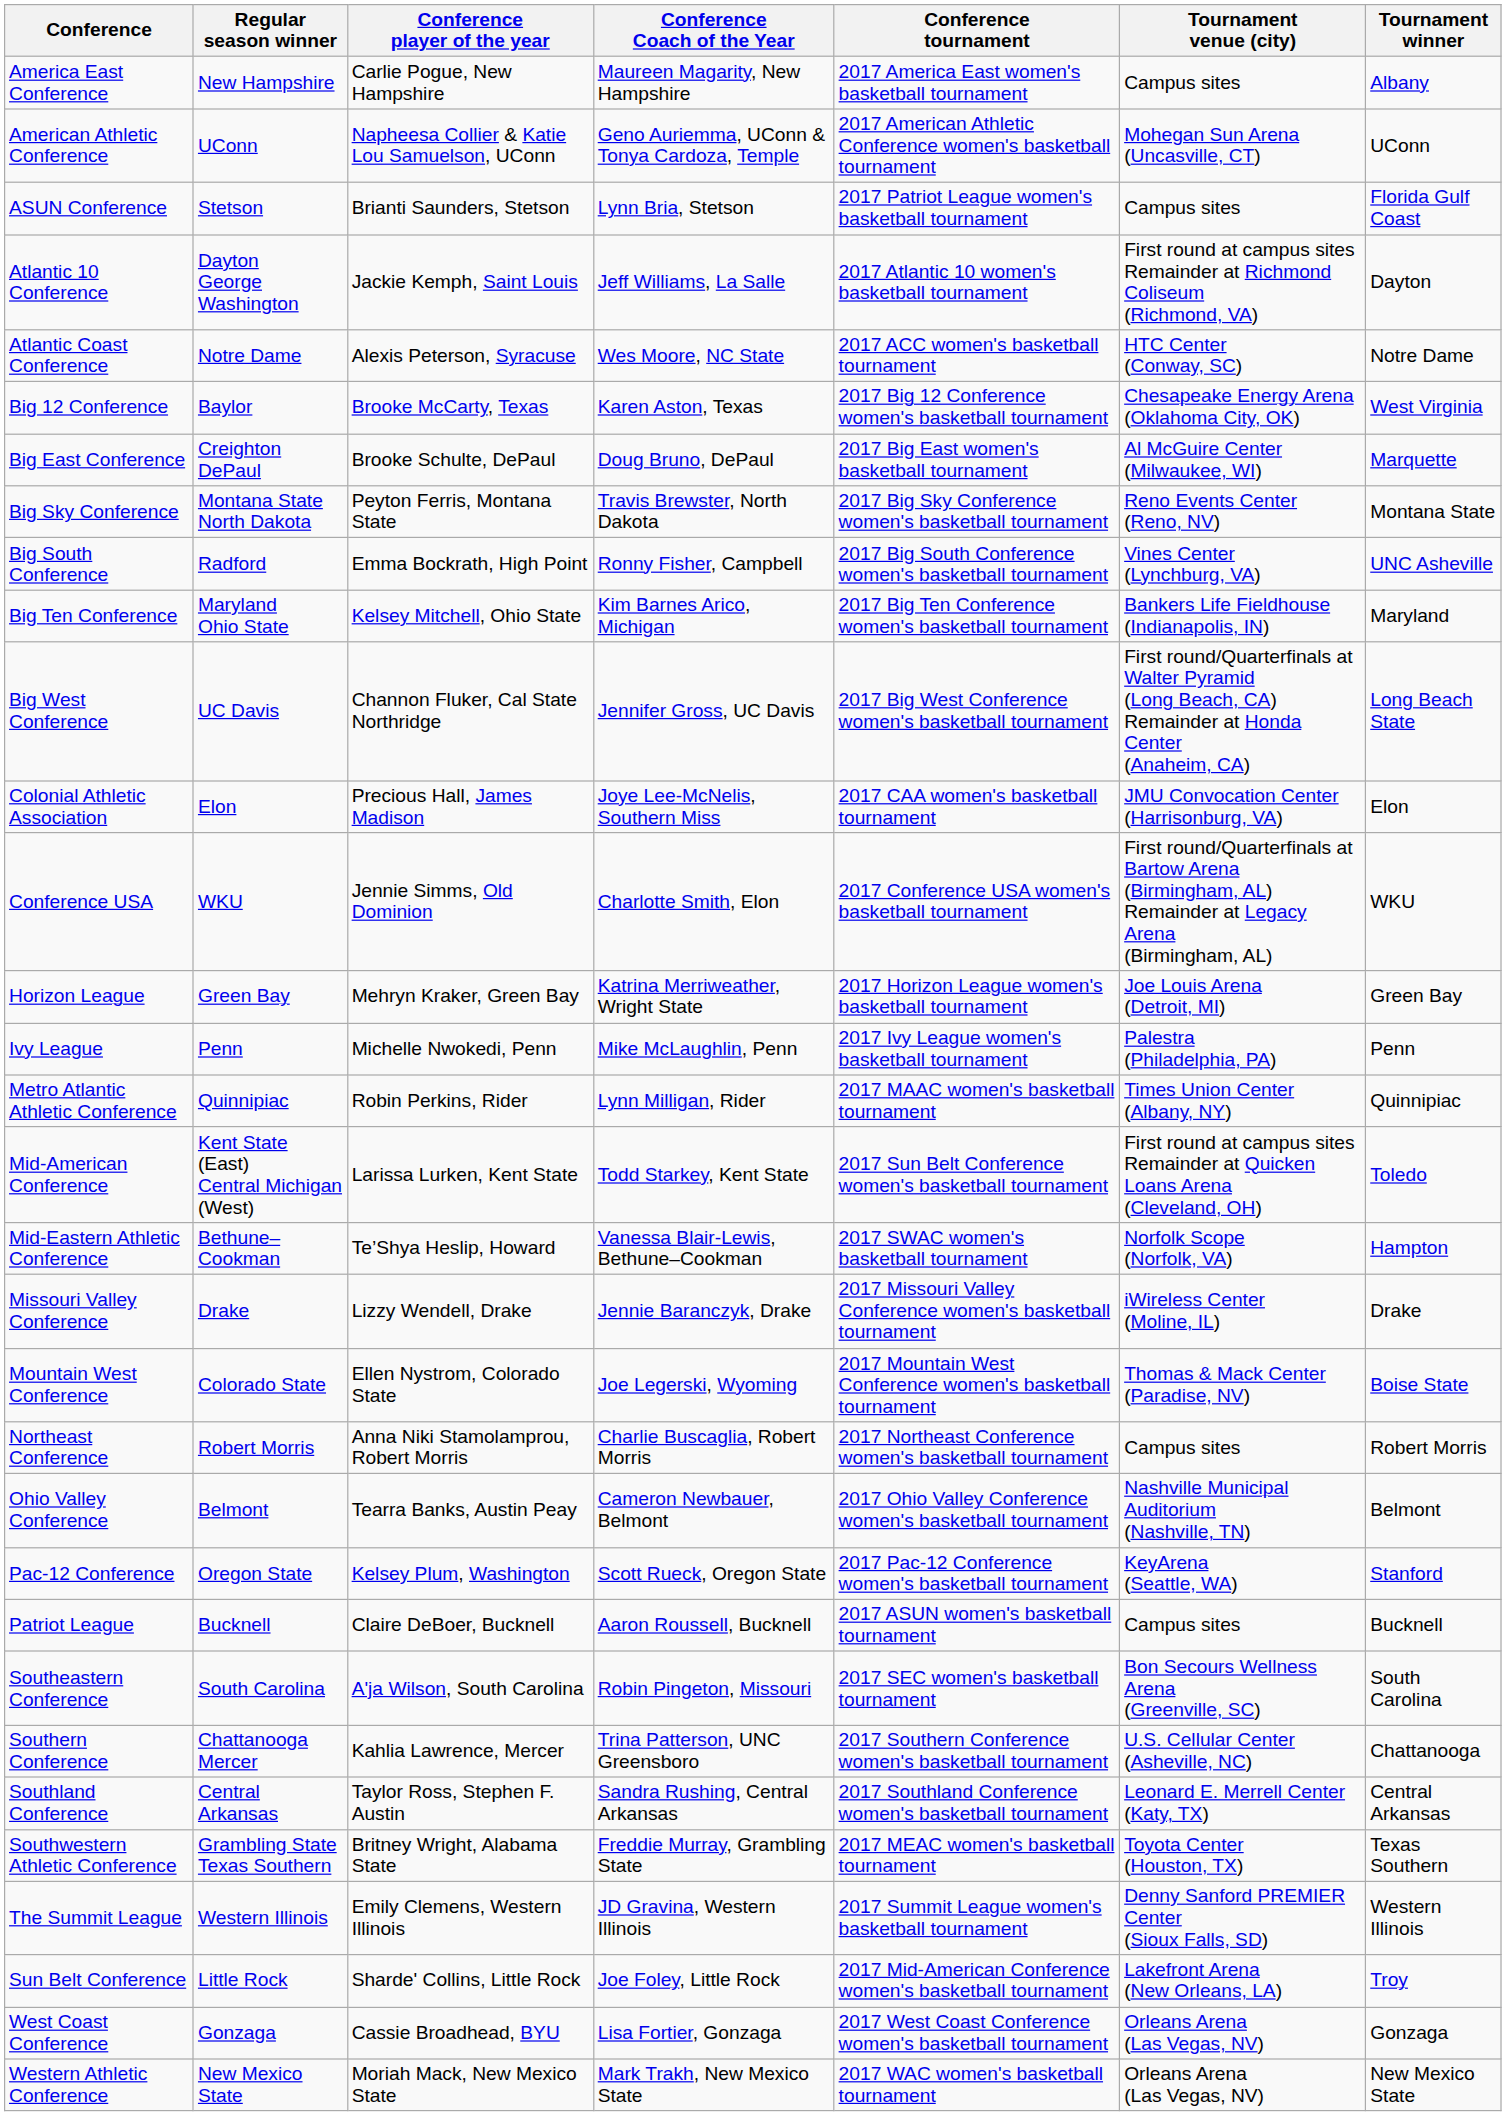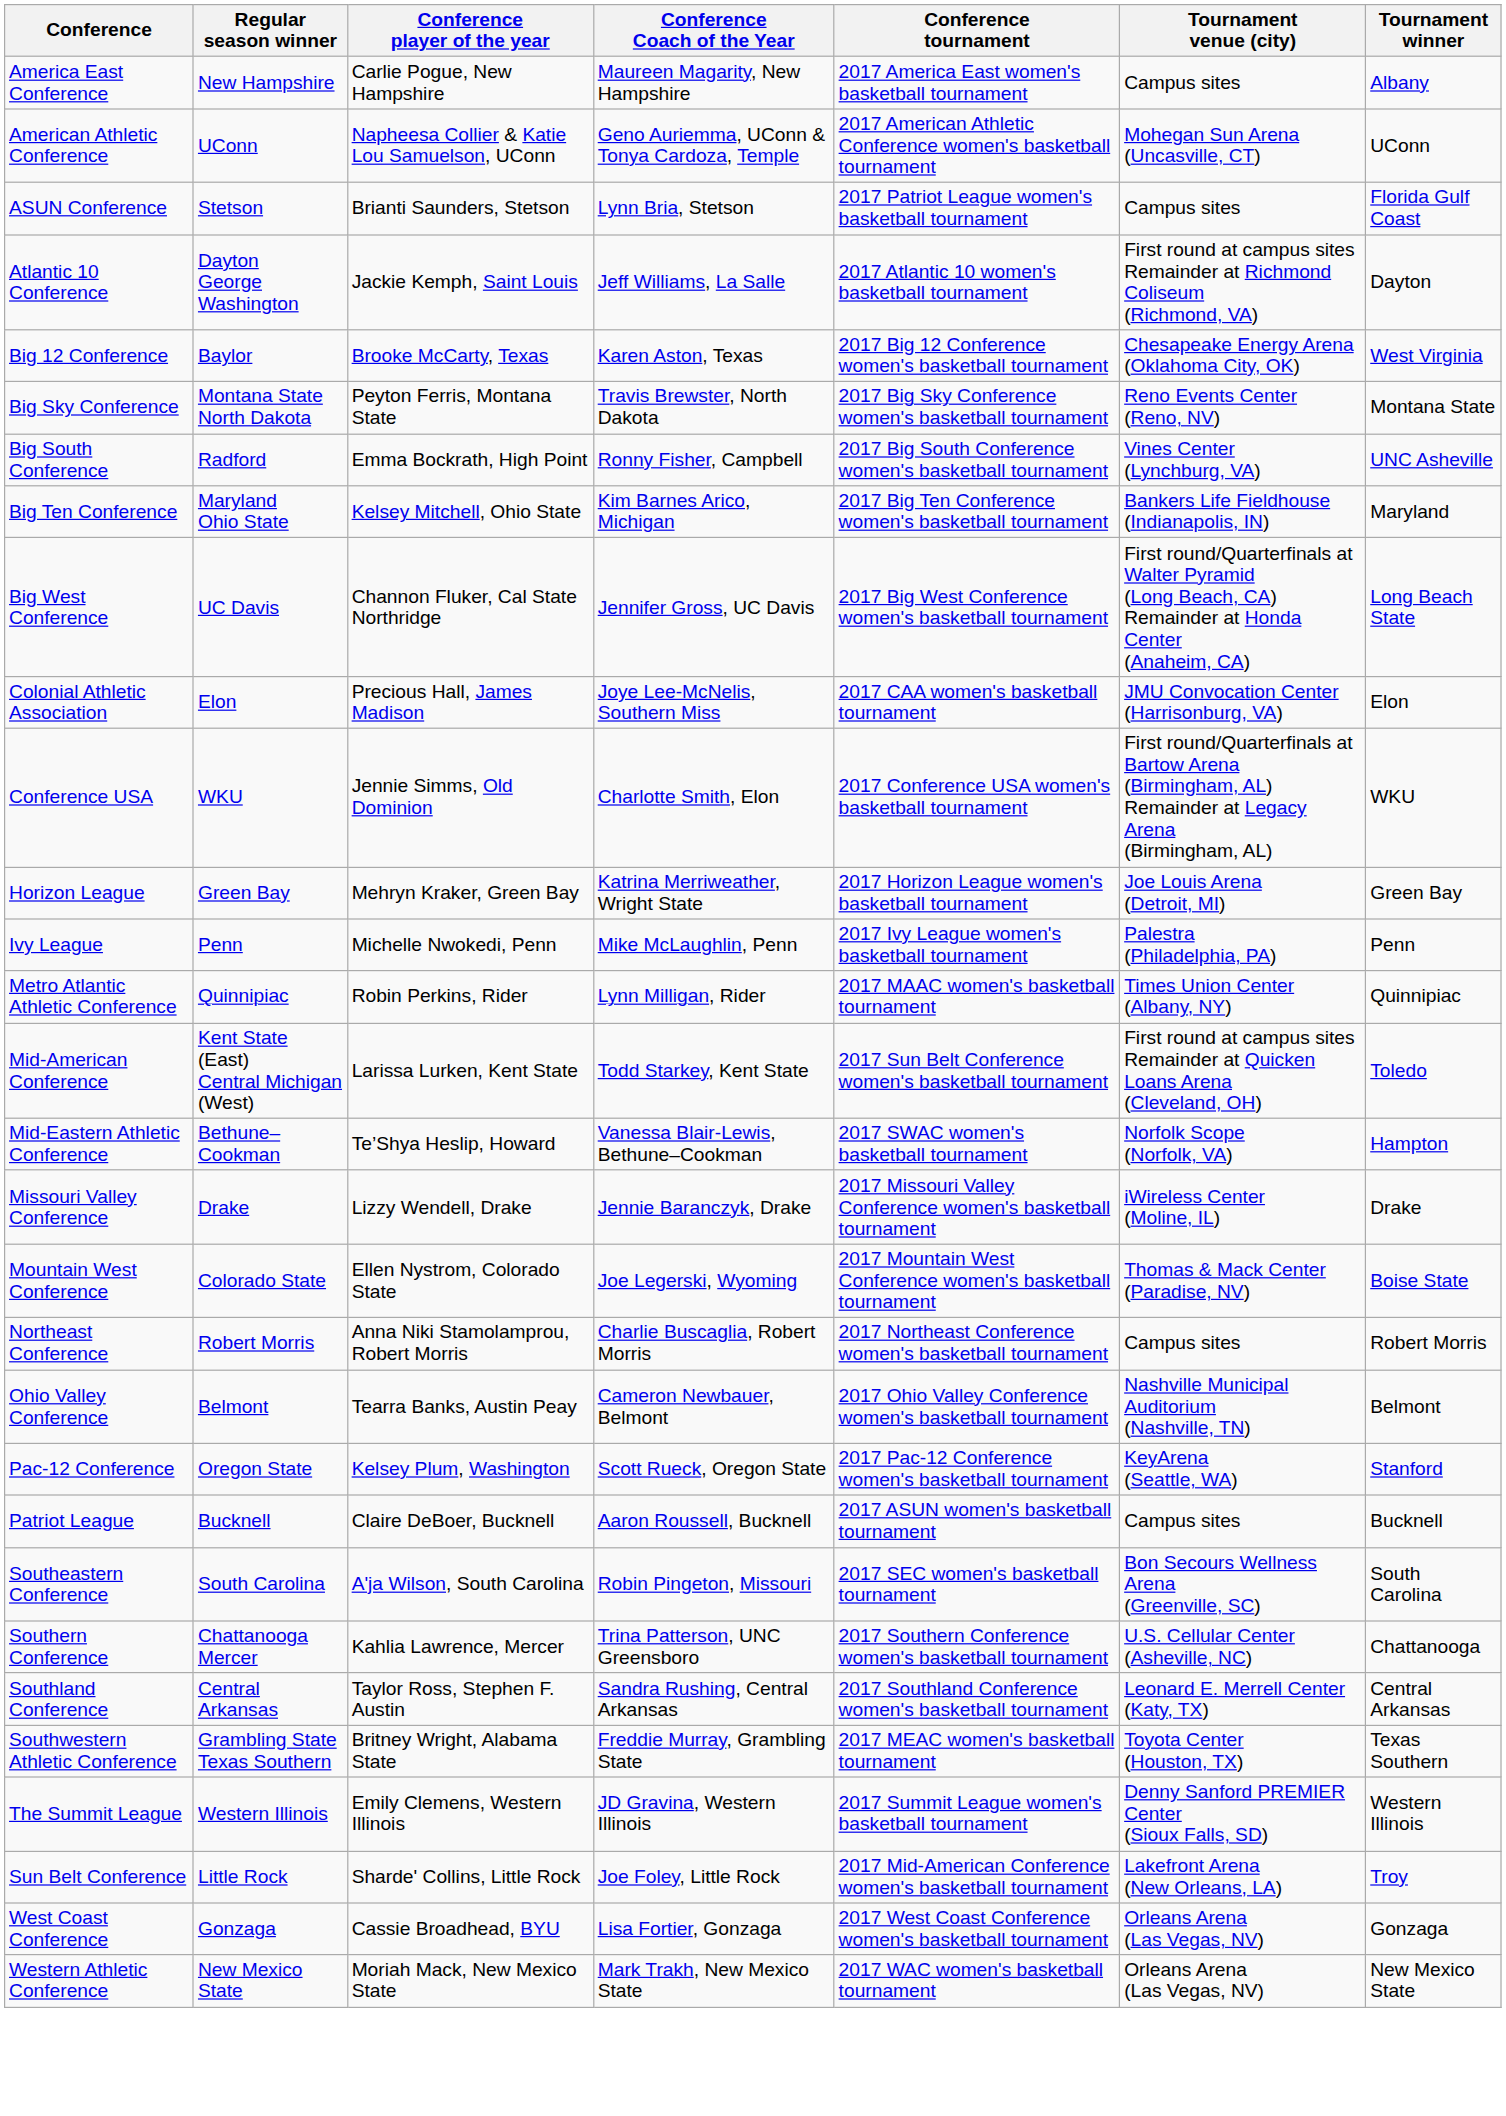- row: (68, 355)
- row: (97, 459)
